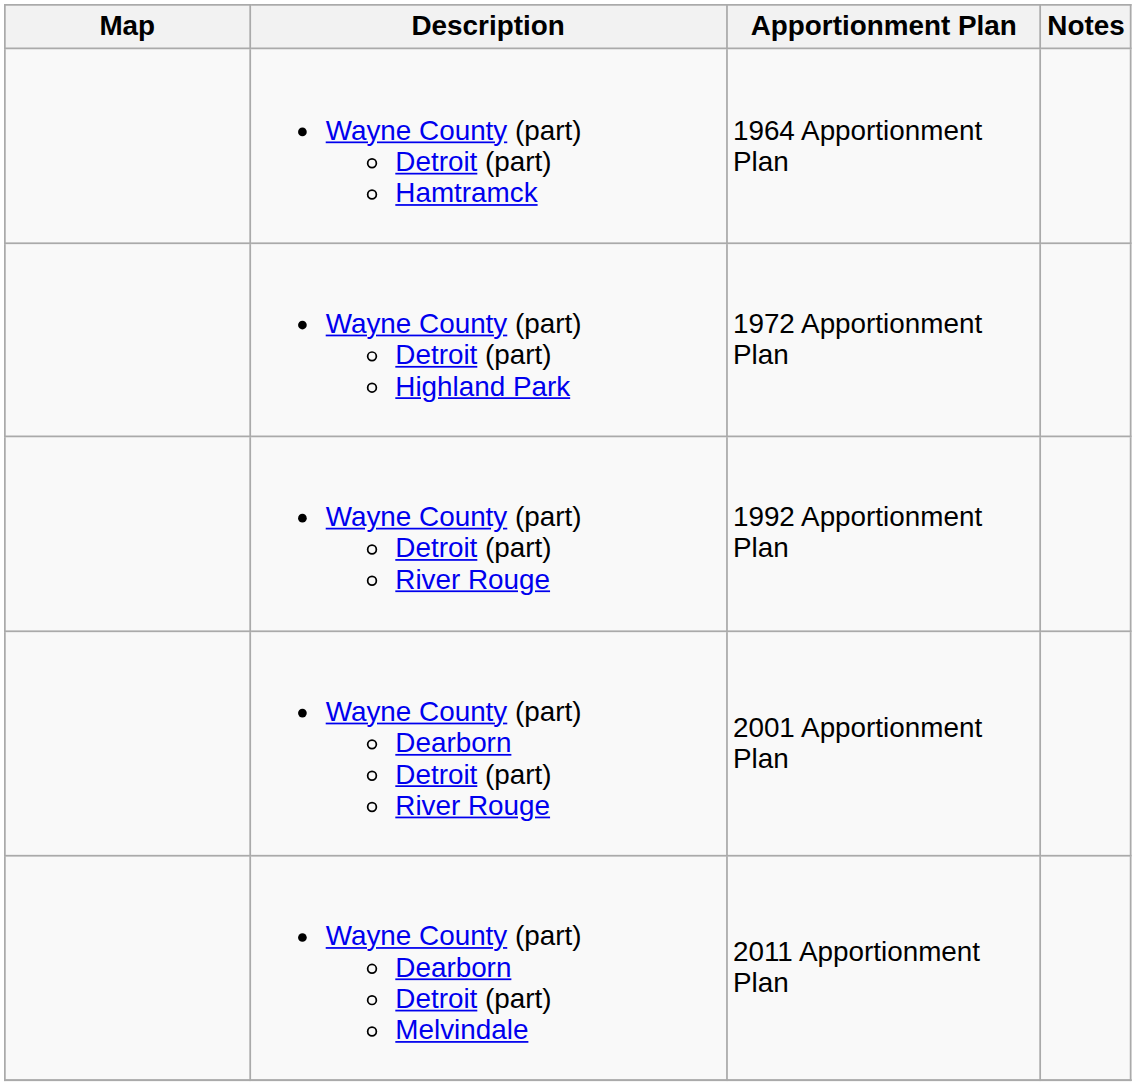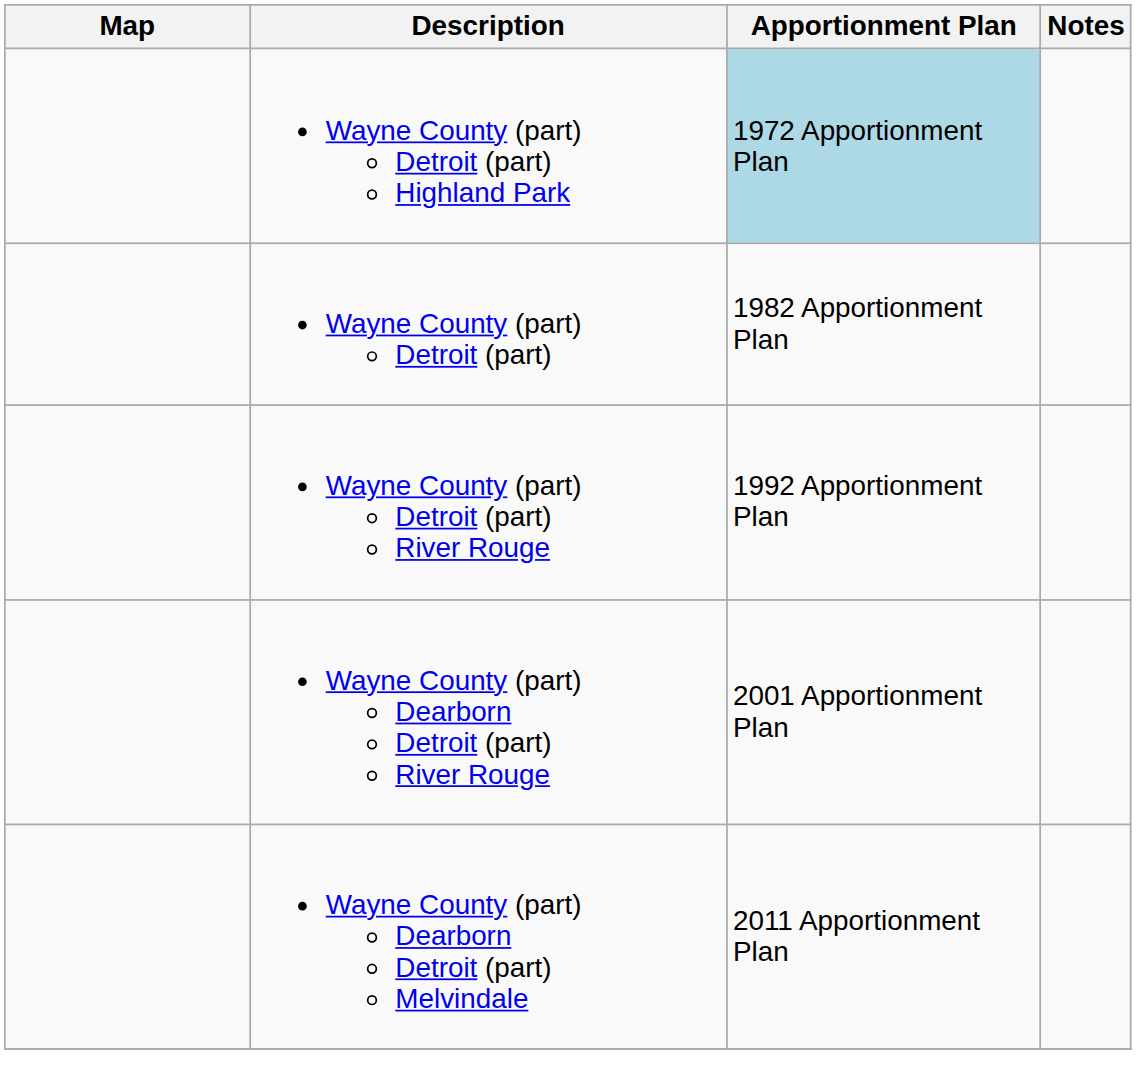- row: (488, 162)
(858, 339) no background -> (858, 145) lightblue background
+ row: (488, 340)
